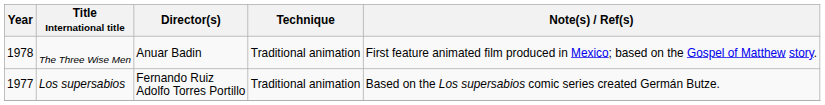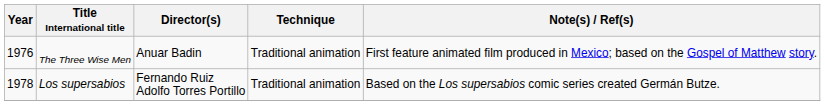(20, 52) 1978 -> (20, 52) 1976
(20, 84) 1977 -> (20, 84) 1978
